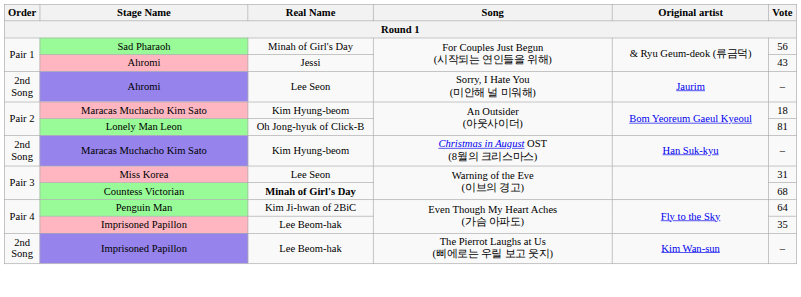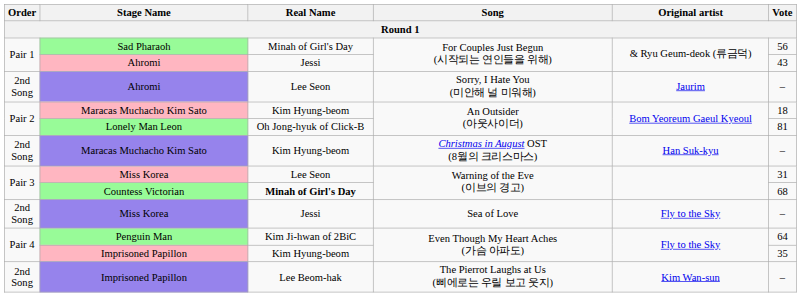+ row: (144, 214)
(311, 224) Lee Beom-hak -> (311, 253) Kim Hyung-beom
